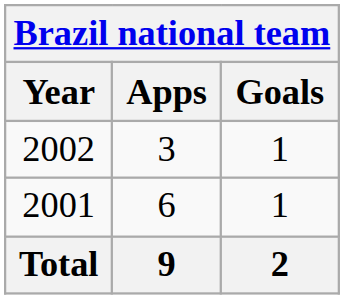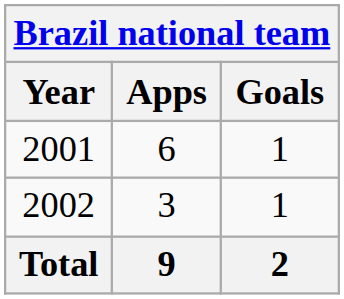rows swapped: (59, 206) <-> (59, 148)
